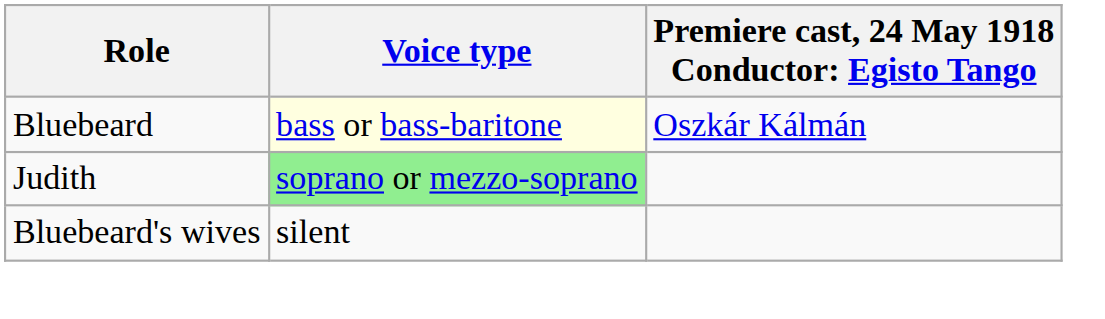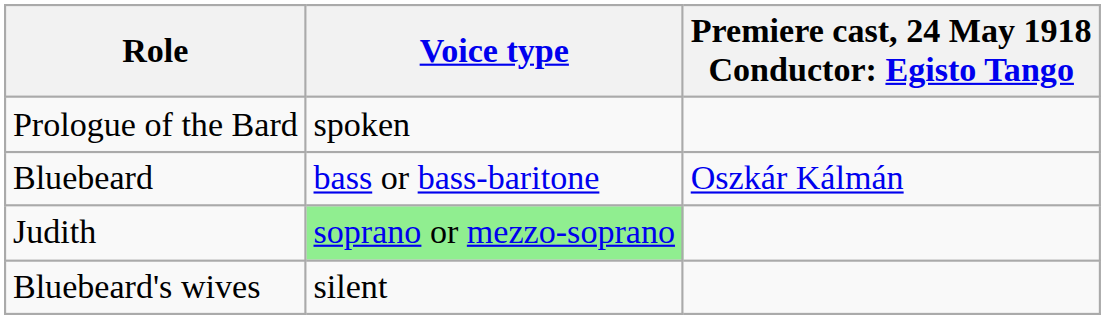+ row: (155, 123)
(419, 123) lightyellow background -> (456, 177) no background
